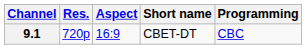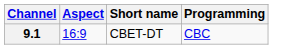- column: (76, 14)
